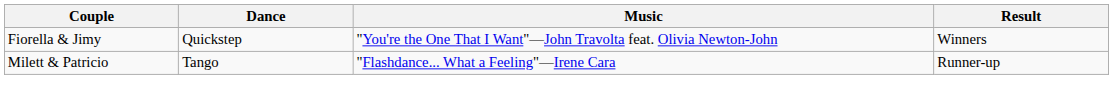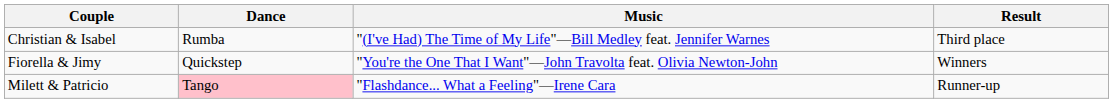+ row: (62, 39)
(200, 62) no background -> (200, 86) pink background
